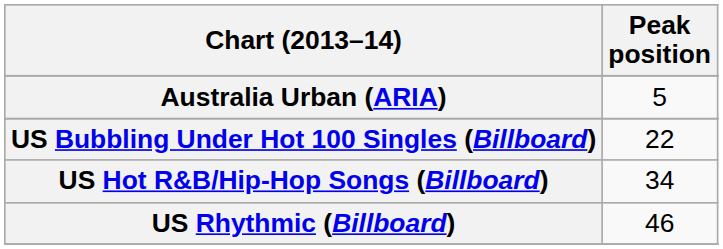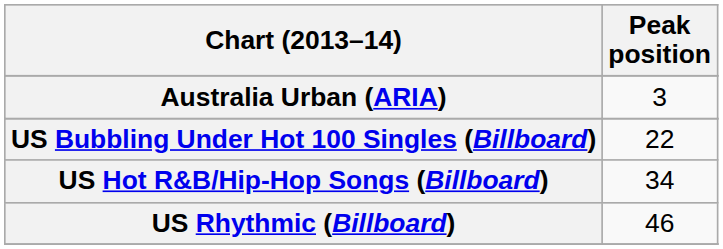(660, 97) 5 -> (660, 97) 3
